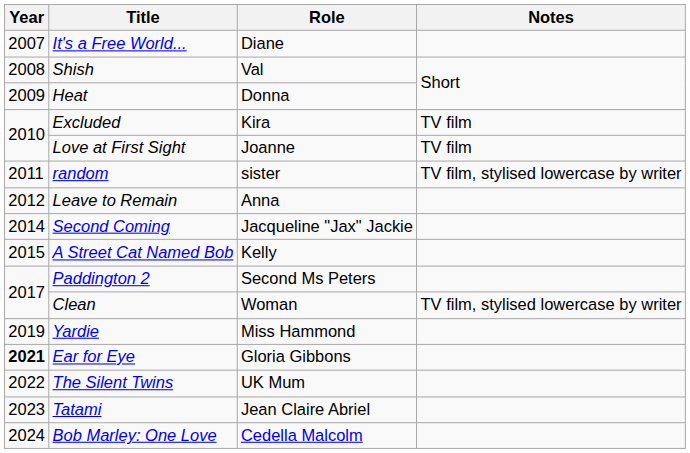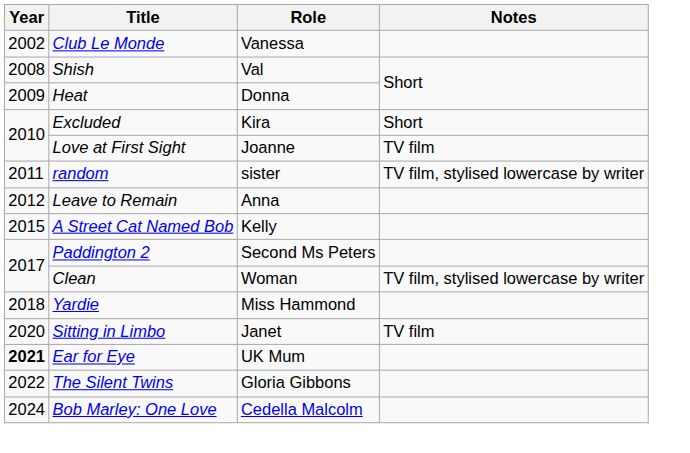+ row: (108, 43)
- row: (120, 43)
(446, 122) TV film -> (403, 122) Short
- row: (111, 226)
(27, 331) 2019 -> (27, 305) 2018
+ row: (109, 331)
(296, 357) Gloria Gibbons -> (273, 357) UK Mum
(273, 383) UK Mum -> (296, 383) Gloria Gibbons
- row: (77, 409)
